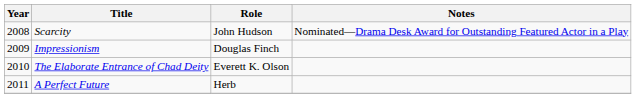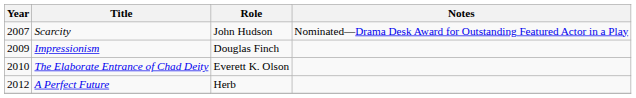(18, 31) 2008 -> (18, 31) 2007
(18, 84) 2011 -> (18, 84) 2012
